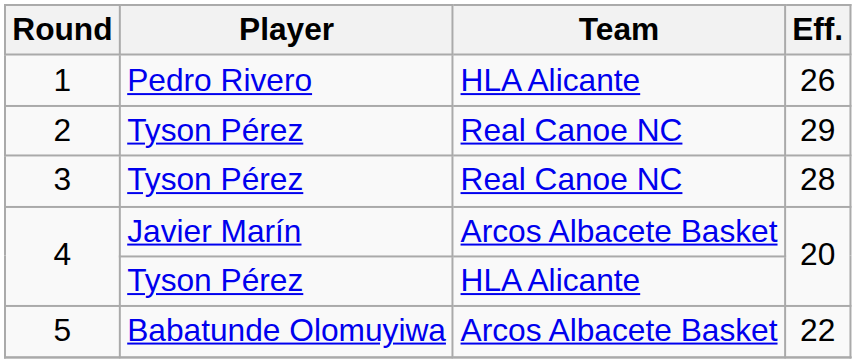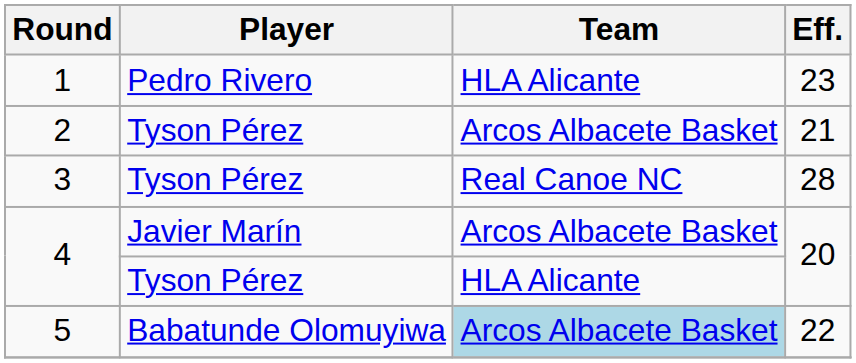(818, 79) 26 -> (818, 79) 23
(571, 130) Real Canoe NC -> (619, 130) Arcos Albacete Basket
(818, 130) 29 -> (818, 130) 21
(619, 331) no background -> (619, 331) lightblue background
